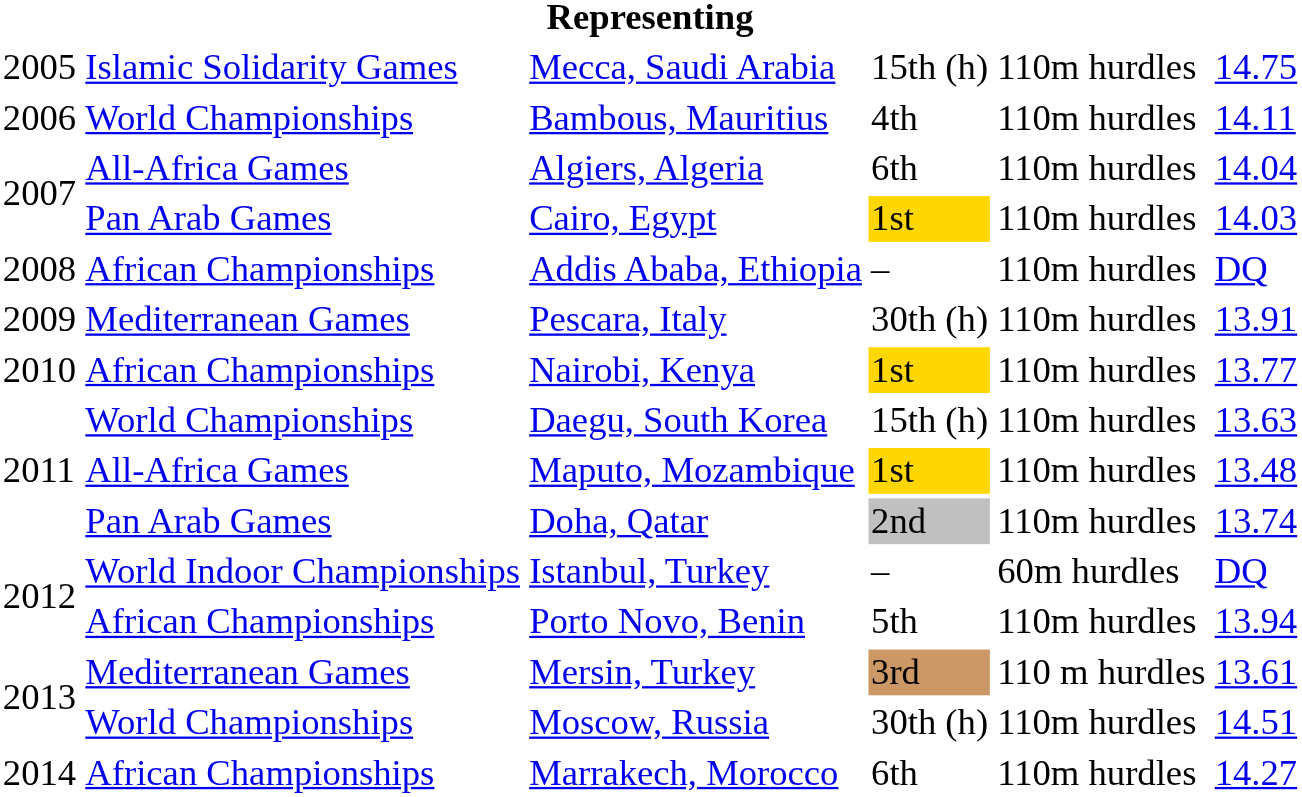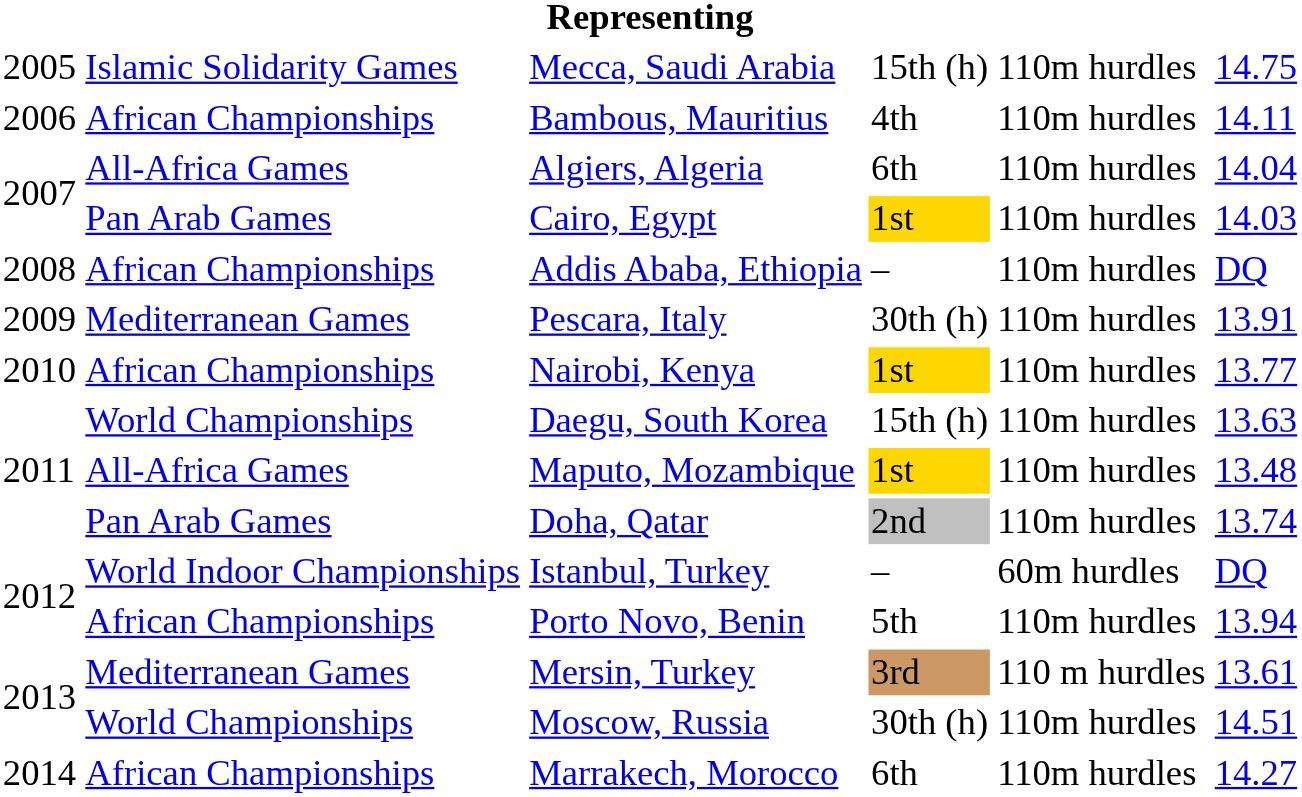(249, 117) World Championships -> (260, 117) African Championships
